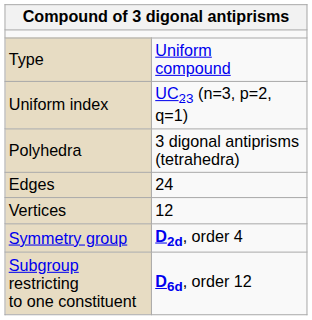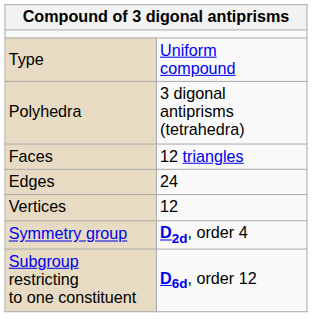- row: (59, 105)
+ row: (31, 156)
